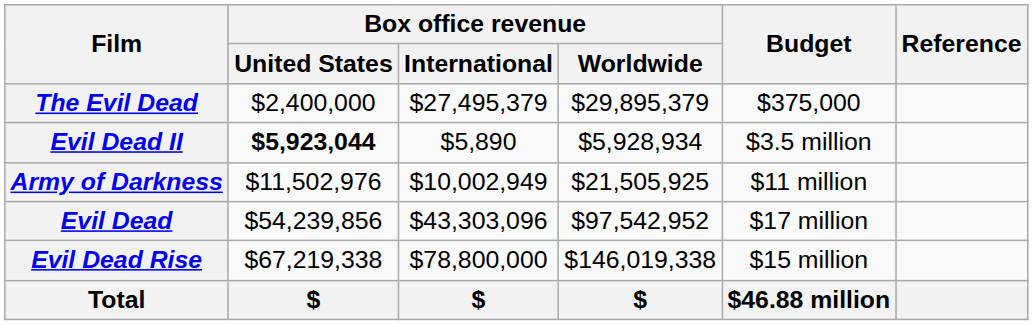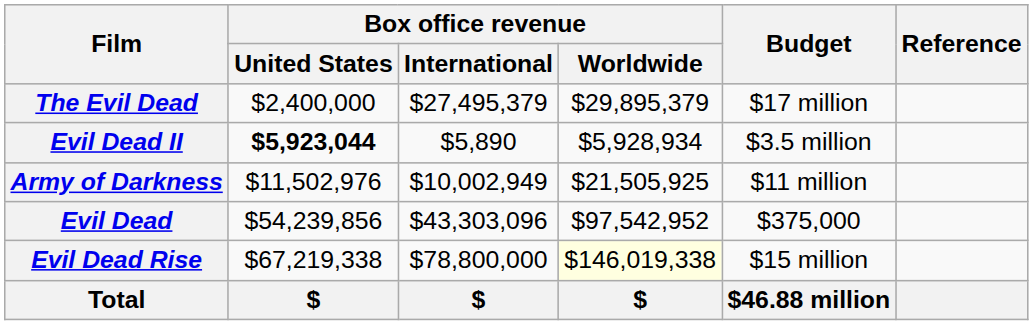(809, 102) $375,000 -> (809, 102) $17 million
(809, 220) $17 million -> (809, 220) $375,000
(640, 260) no background -> (640, 260) lightyellow background
